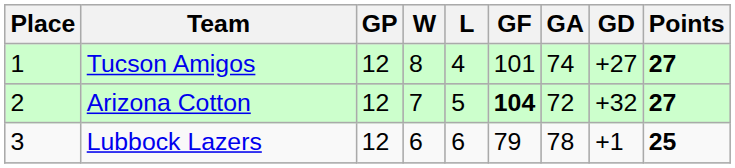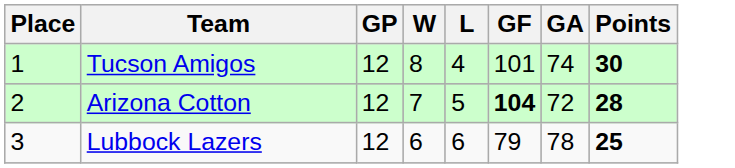- column: (616, 24)
(663, 63) 27 -> (609, 63) 30
(663, 102) 27 -> (609, 102) 28
